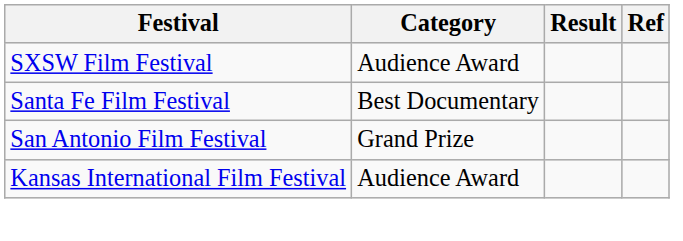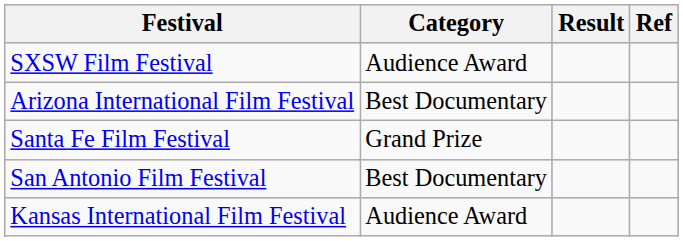+ row: (182, 100)
(448, 100) Best Documentary -> (424, 139) Grand Prize
(416, 139) Grand Prize -> (456, 178) Best Documentary
